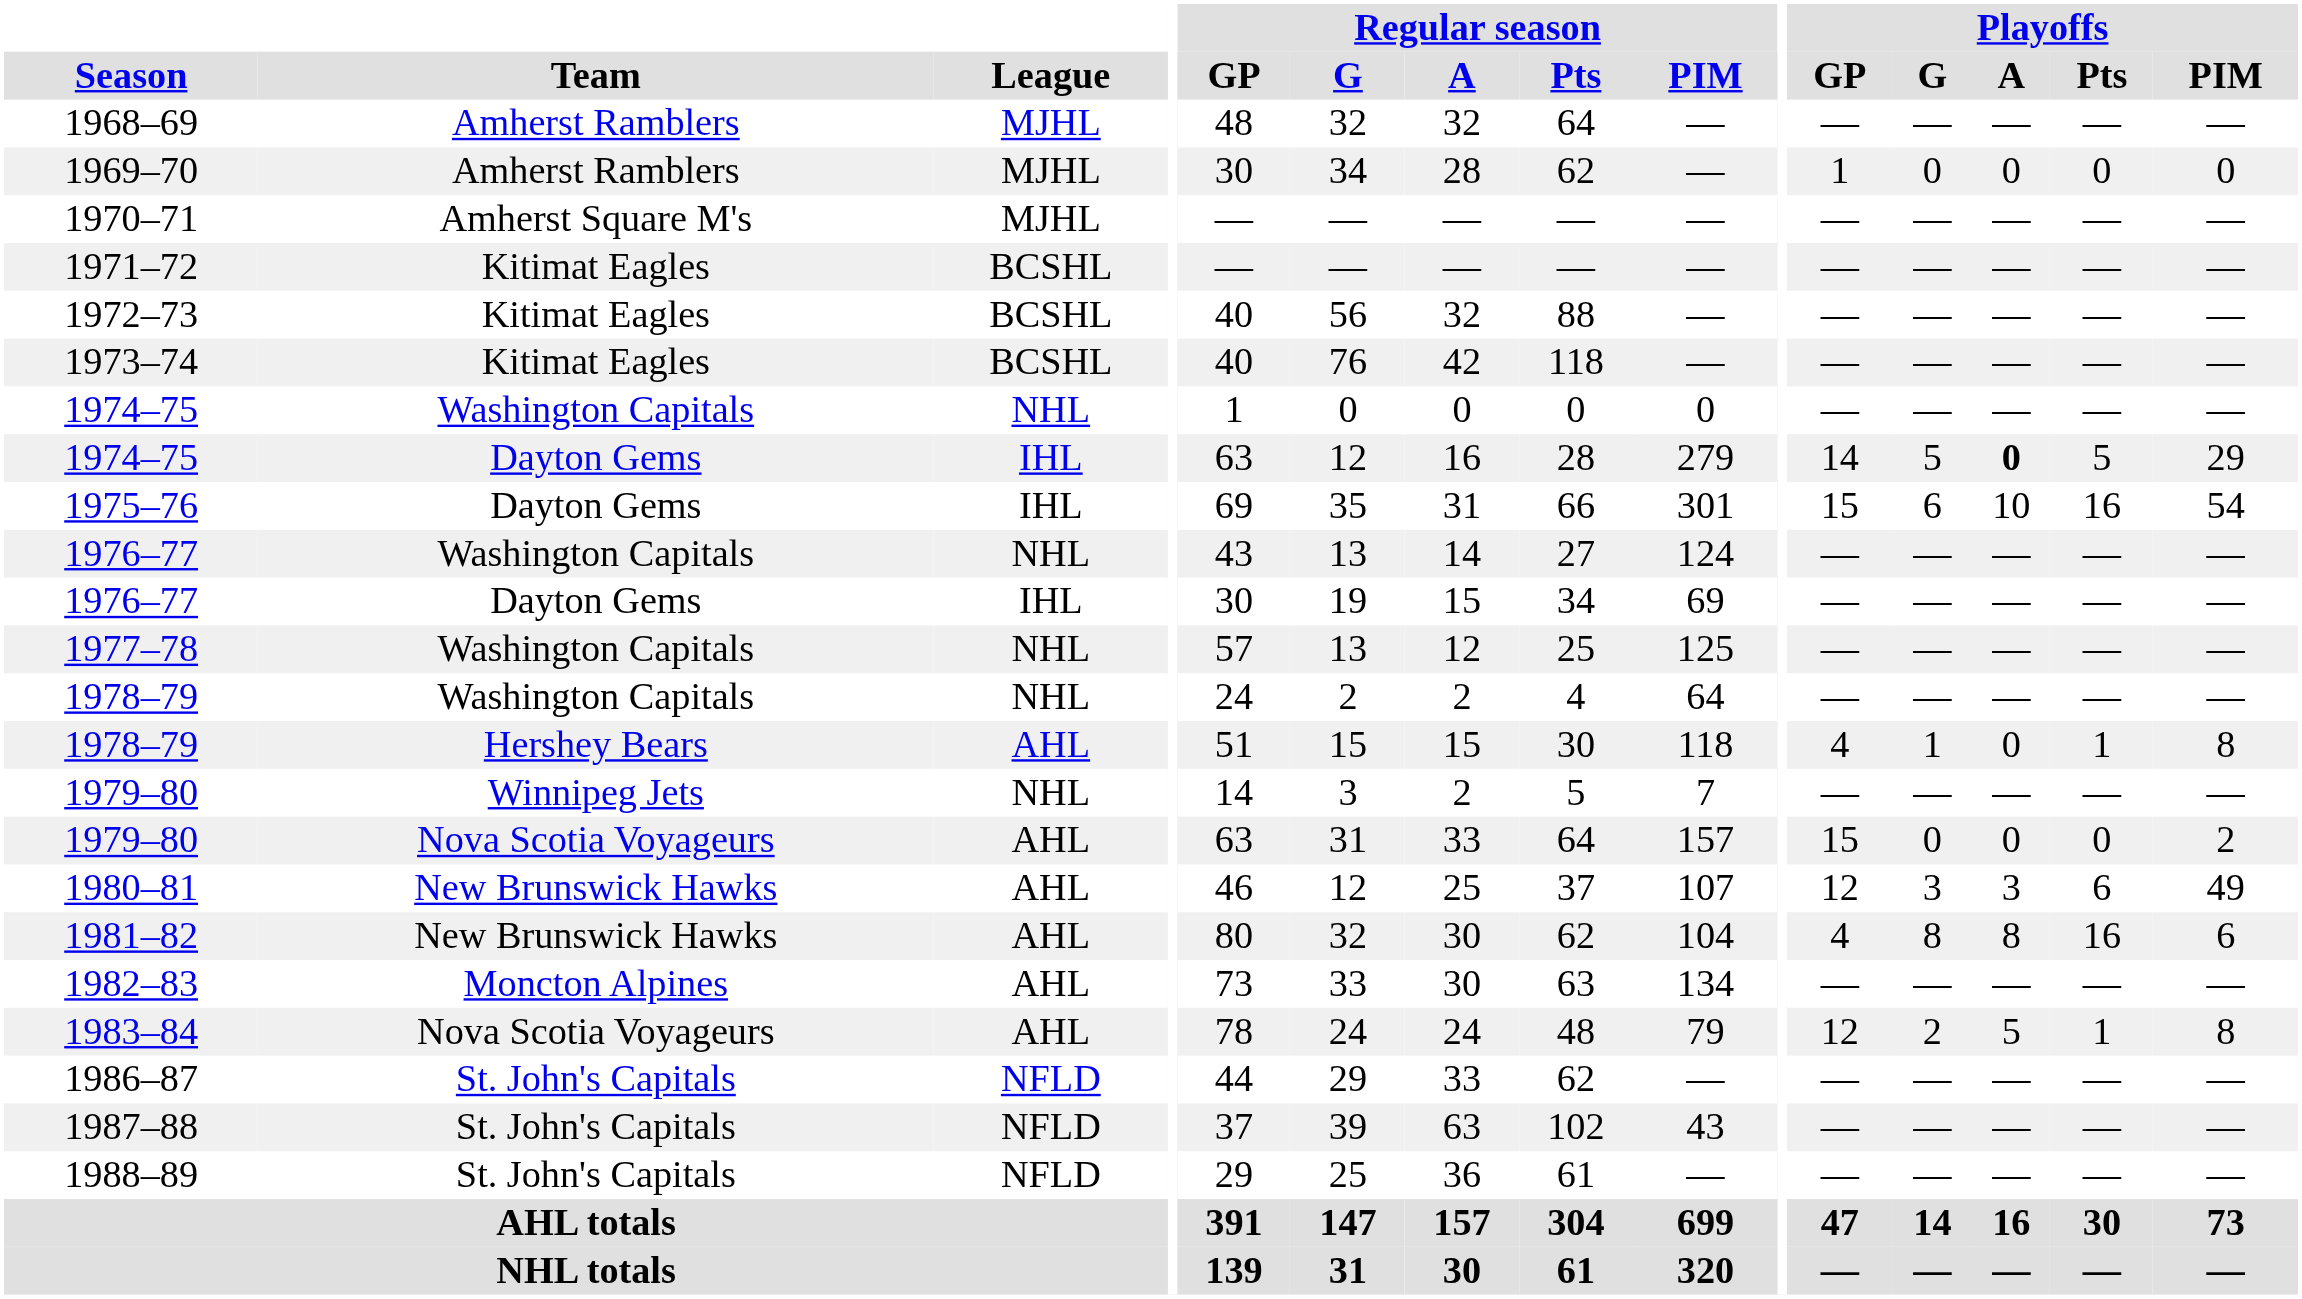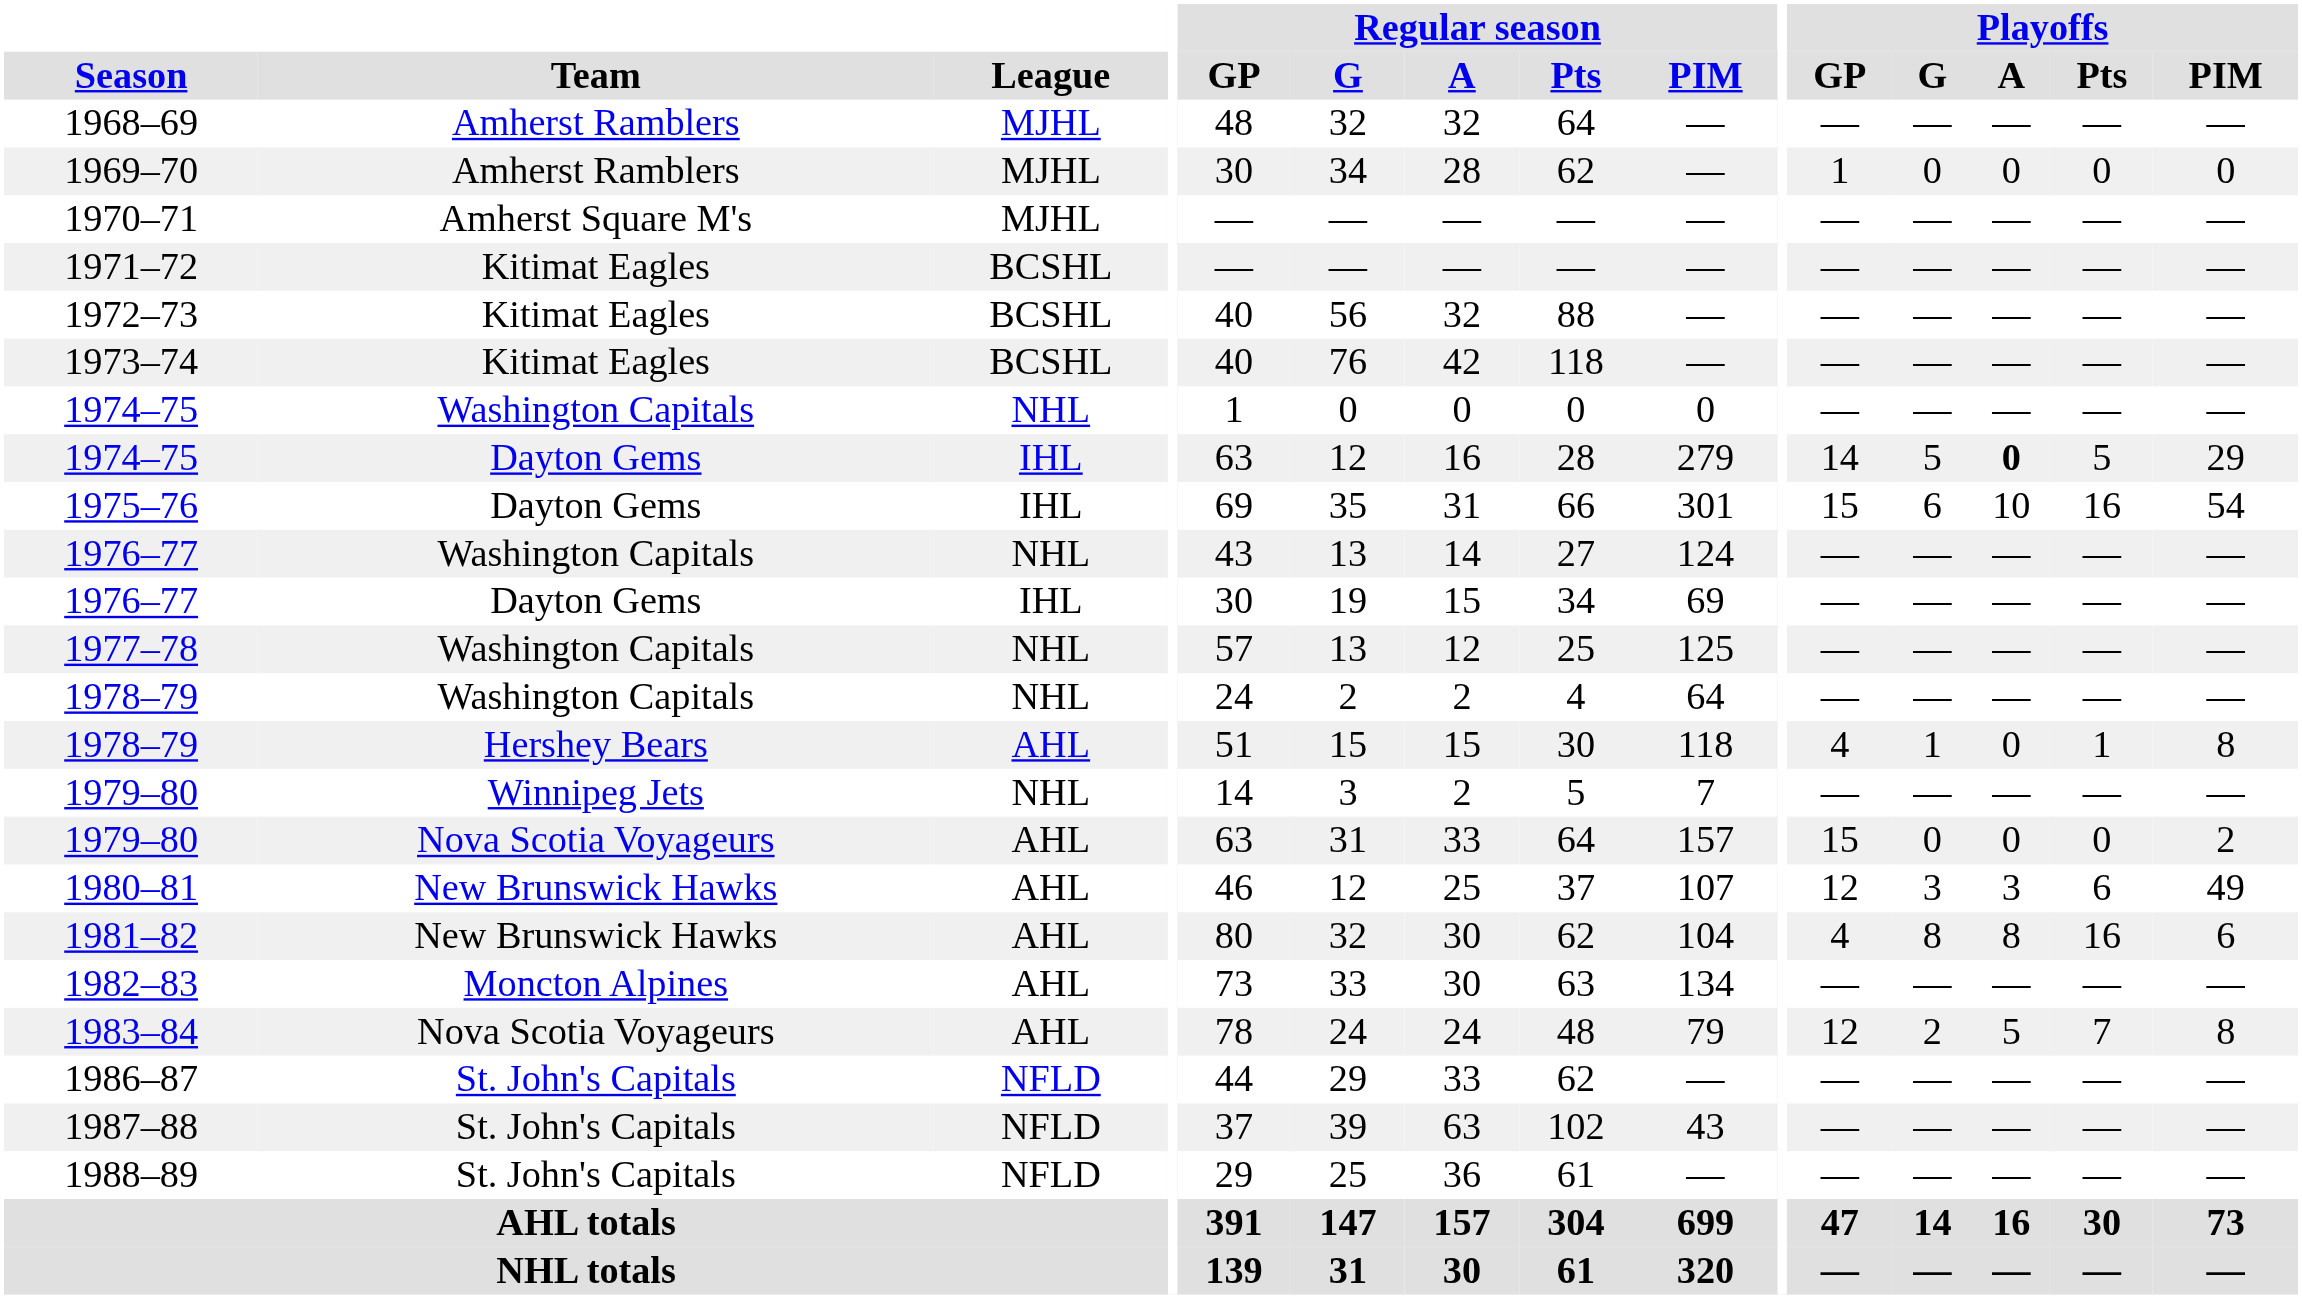(2102, 1031) 1 -> (2102, 1031) 7
